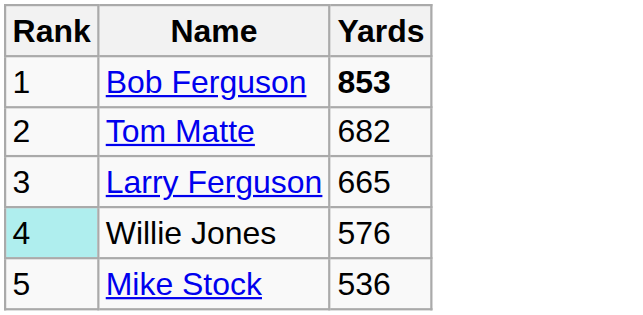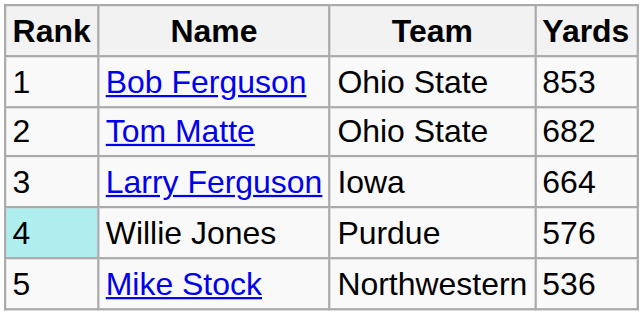+ column: (432, 31)
(364, 81) bold -> (569, 81) normal
(364, 182) 665 -> (569, 182) 664
